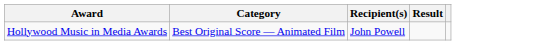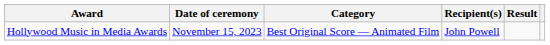+ column: (217, 13)
